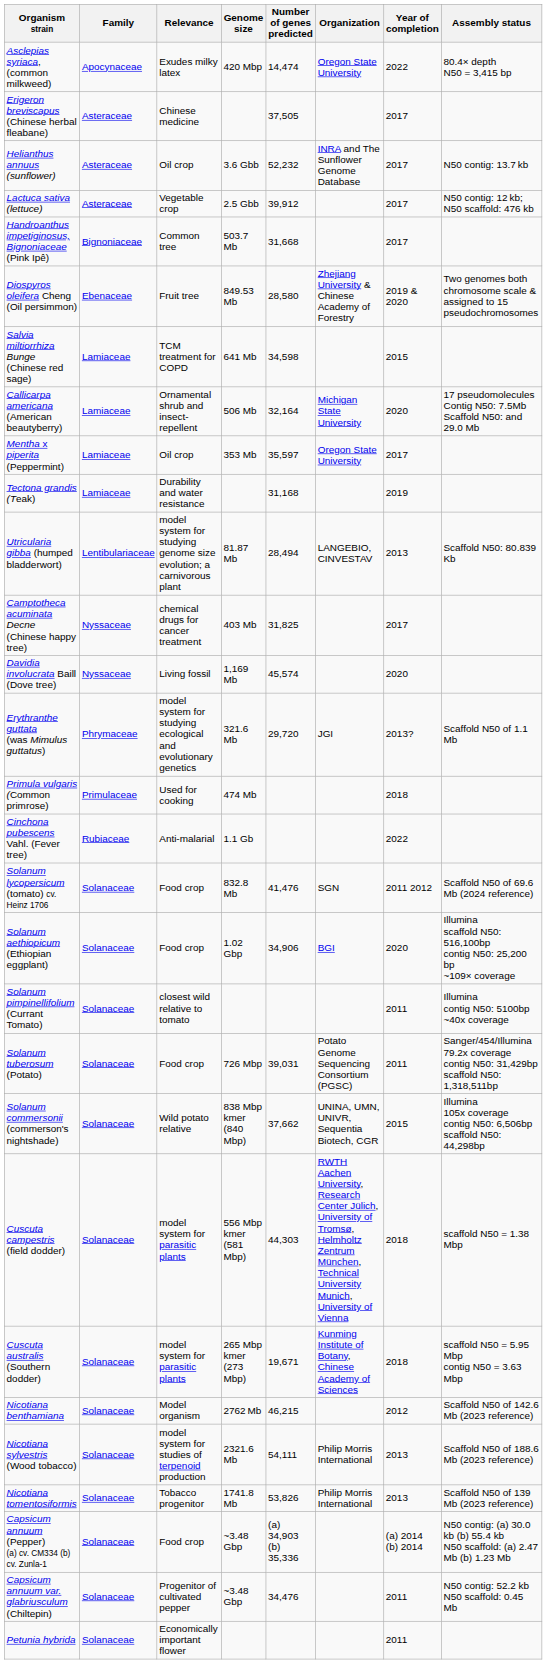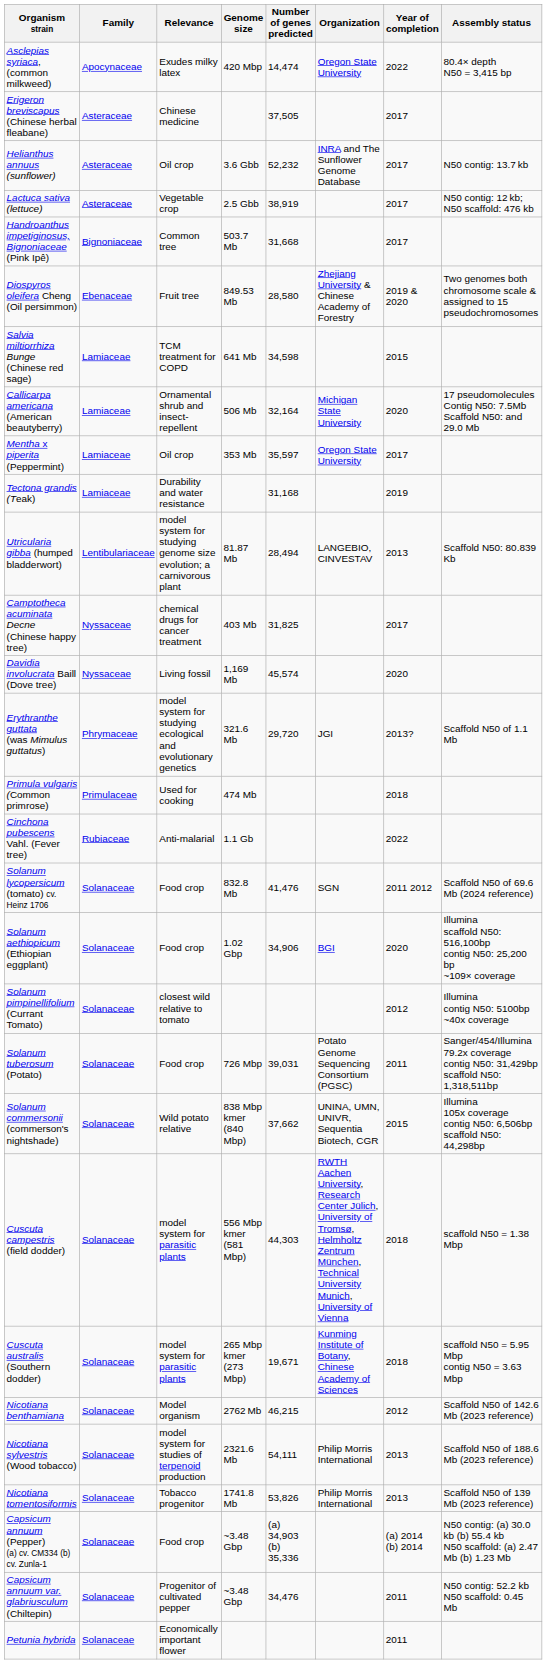(283, 203) 39,912 -> (283, 203) 38,919
(396, 1008) 2011 -> (397, 1008) 2012
